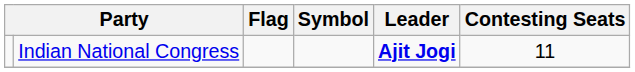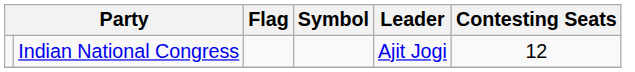(417, 51) bold -> (412, 51) normal
(545, 51) 11 -> (536, 51) 12
